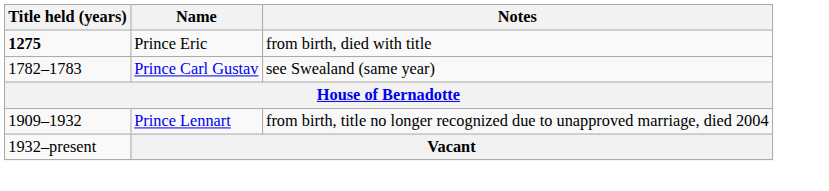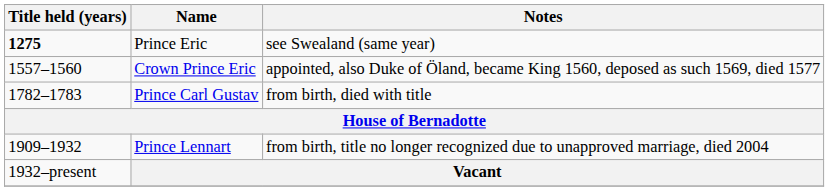(349, 43) from birth, died with title -> (350, 43) see Swealand (same year)
+ row: (195, 69)
(350, 69) see Swealand (same year) -> (349, 95) from birth, died with title
